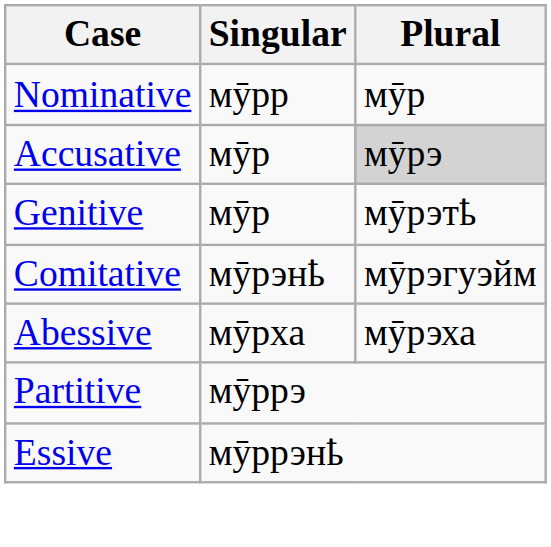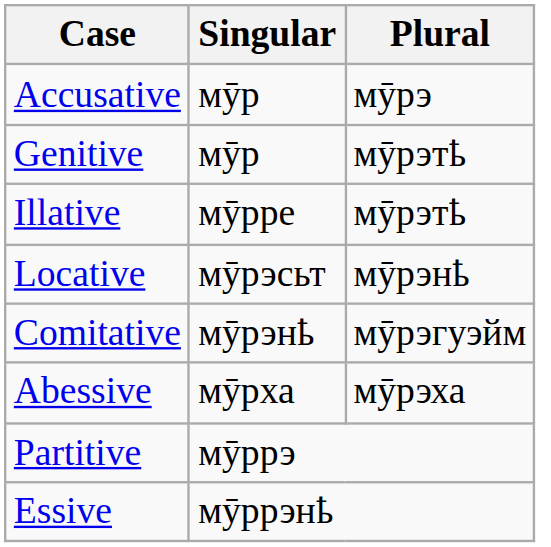- row: (103, 93)
(403, 153) lightgrey background -> (393, 93) no background
+ row: (67, 213)
+ row: (80, 272)
